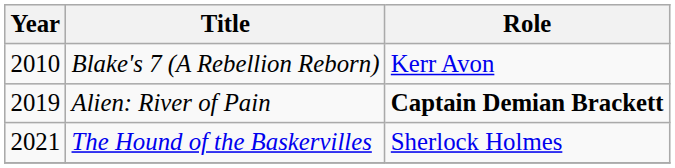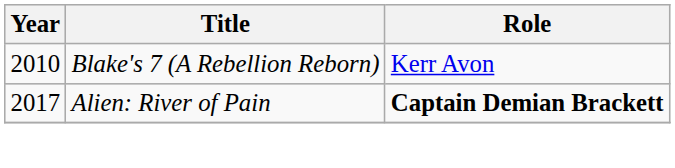(35, 102) 2019 -> (35, 102) 2017
- row: (222, 142)
